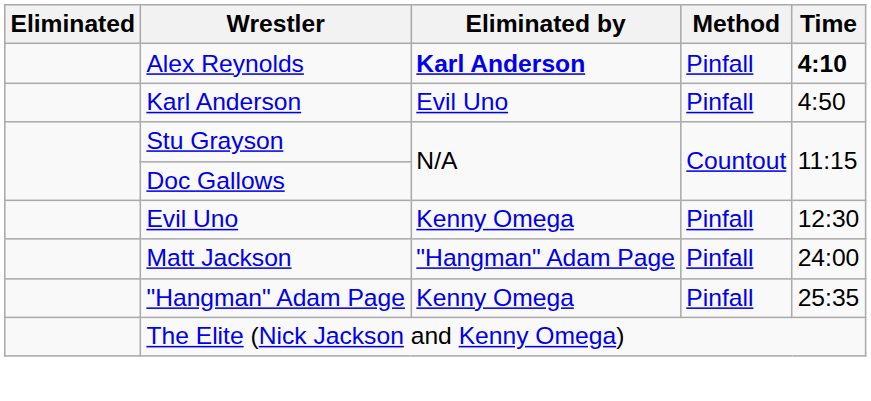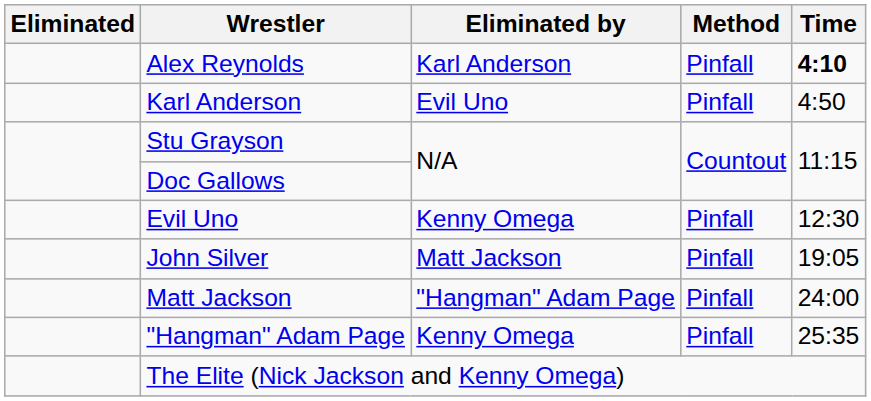(501, 63) bold -> (494, 63) normal
+ row: (207, 258)
